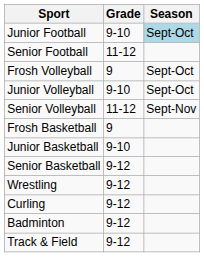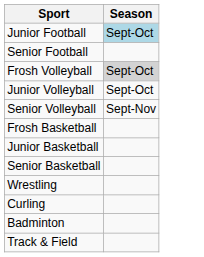- column: (123, 14)
(170, 71) no background -> (130, 71) lightgrey background
